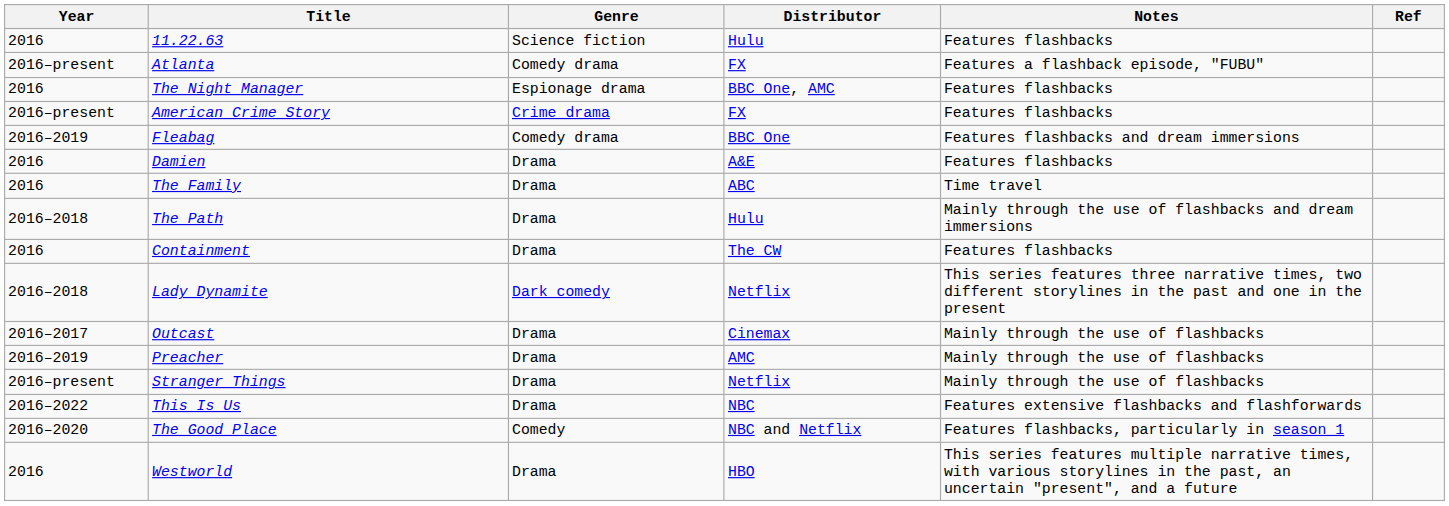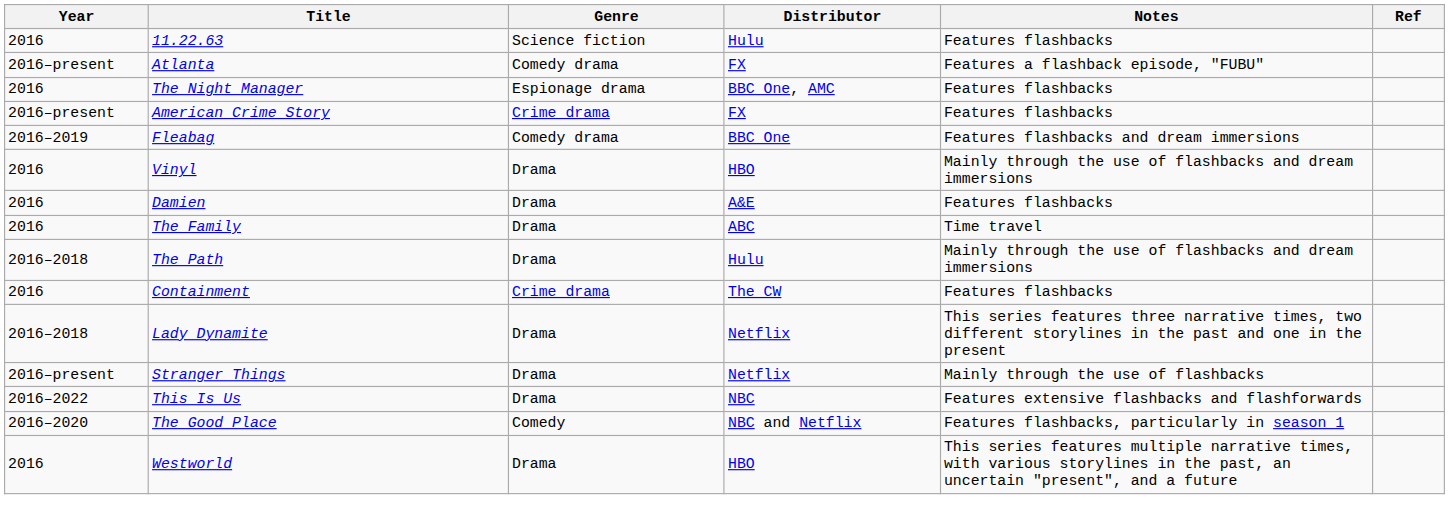+ row: (174, 170)
(534, 251) Drama -> (561, 292) Crime drama
(561, 292) Dark comedy -> (534, 334) Drama
- row: (183, 334)
- row: (188, 358)
